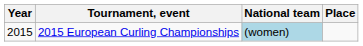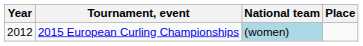(20, 31) 2015 -> (20, 31) 2012
